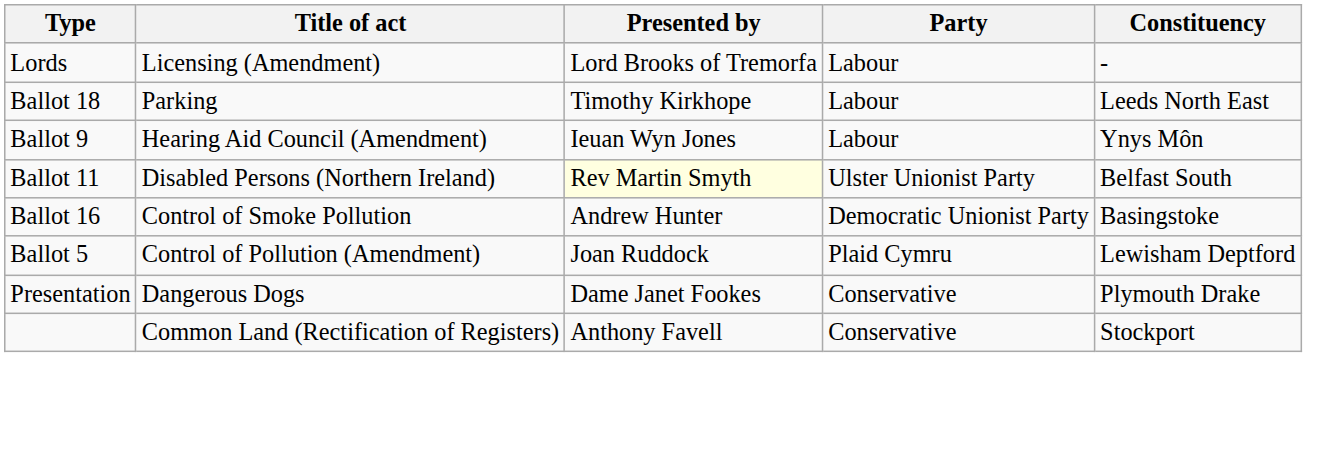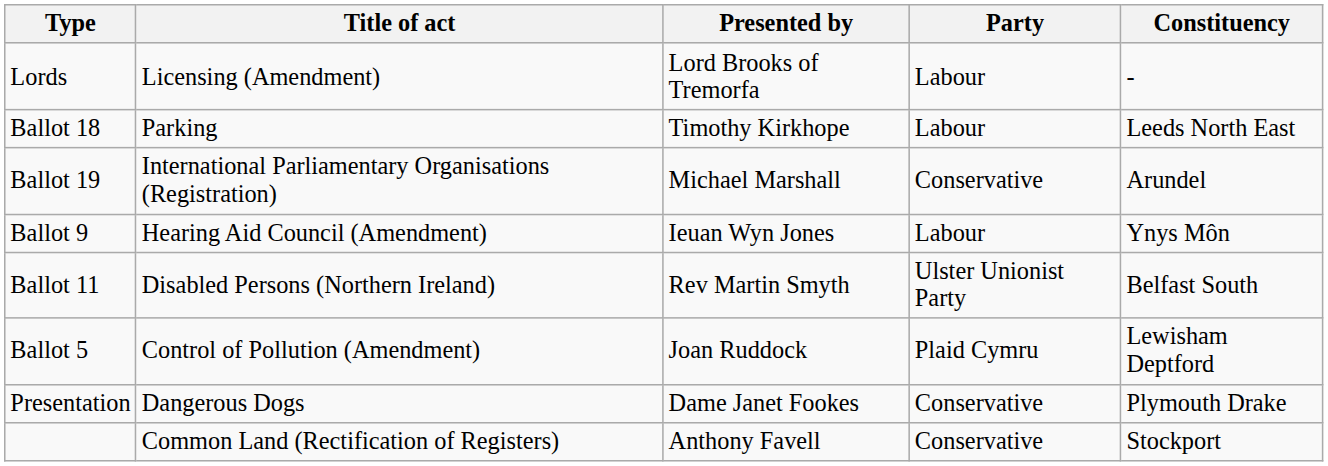+ row: (55, 180)
(661, 178) lightyellow background -> (759, 285) no background
- row: (55, 216)
